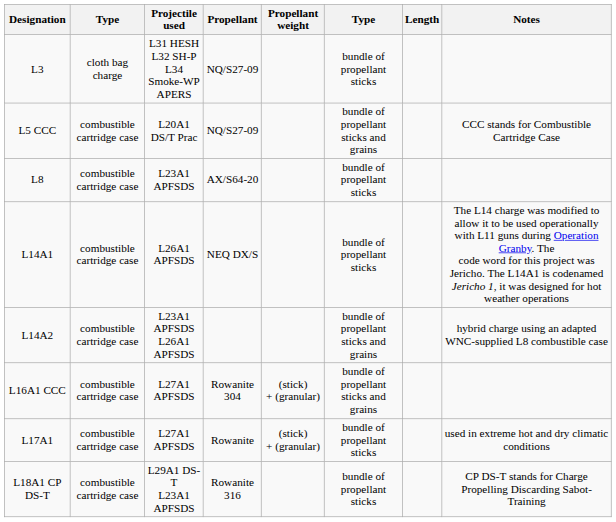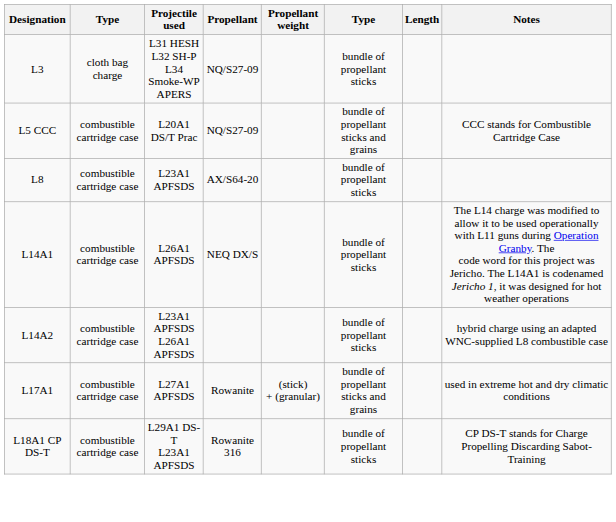(363, 335) bundle of propellant sticks and grains -> (363, 335) bundle of propellant sticks
- row: (37, 390)
(363, 440) bundle of propellant sticks -> (363, 390) bundle of propellant sticks and grains
